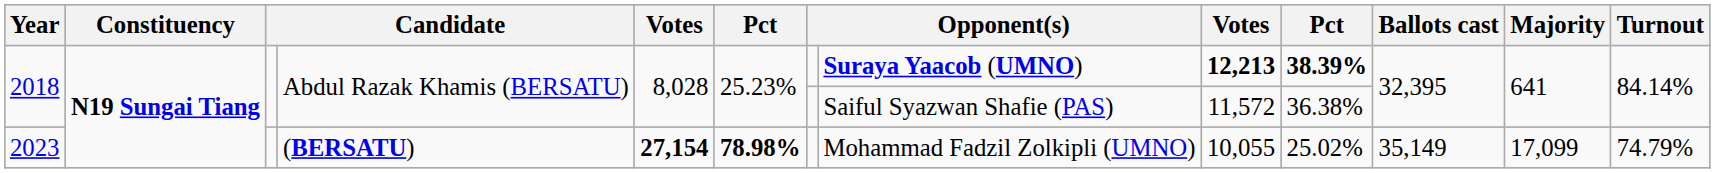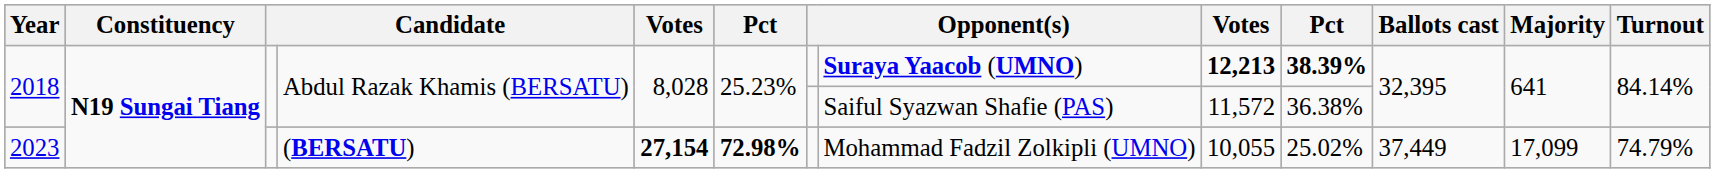(760, 147) 78.98% -> (760, 147) 72.98%
(1413, 147) 35,149 -> (1413, 147) 37,449
